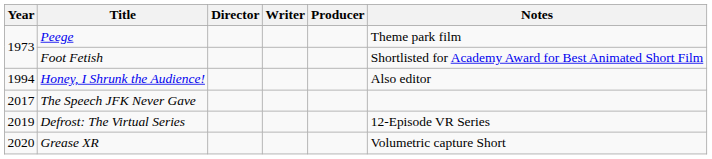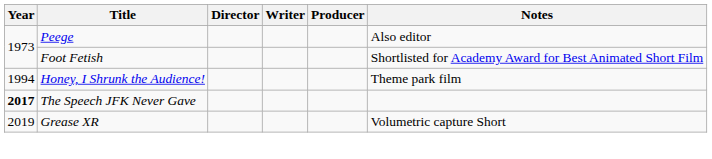(416, 36) Theme park film -> (401, 36) Also editor
(401, 79) Also editor -> (416, 79) Theme park film
(21, 100) normal -> (21, 100) bold
- row: (113, 121)
(21, 143) 2020 -> (21, 121) 2019
